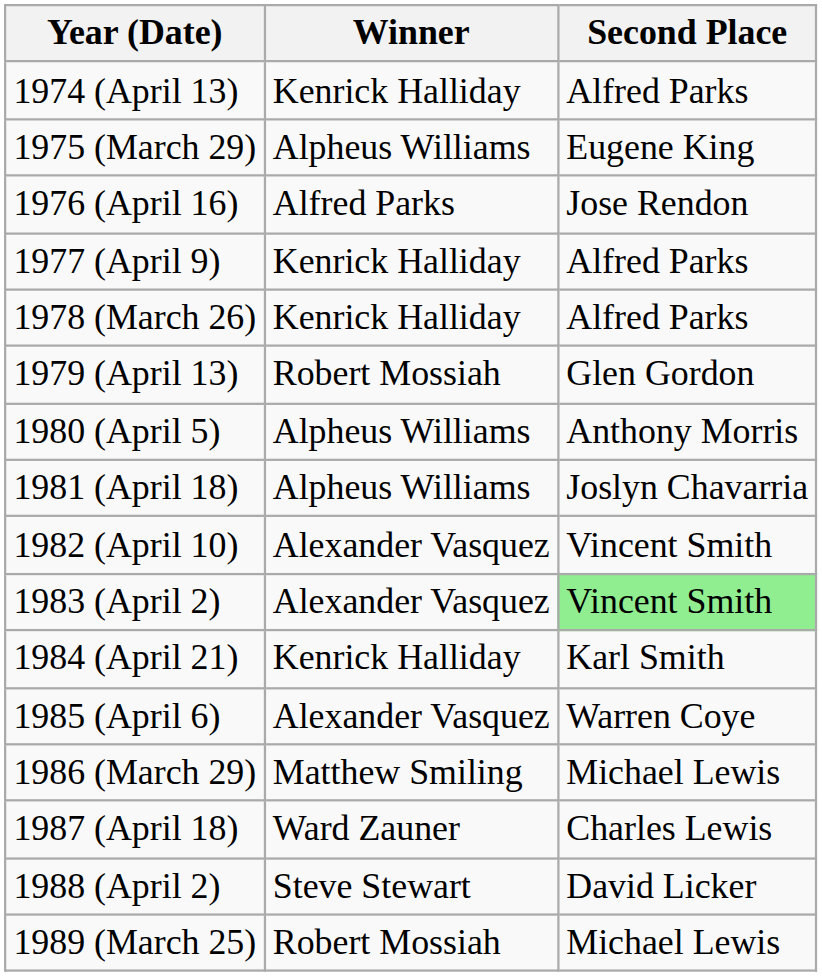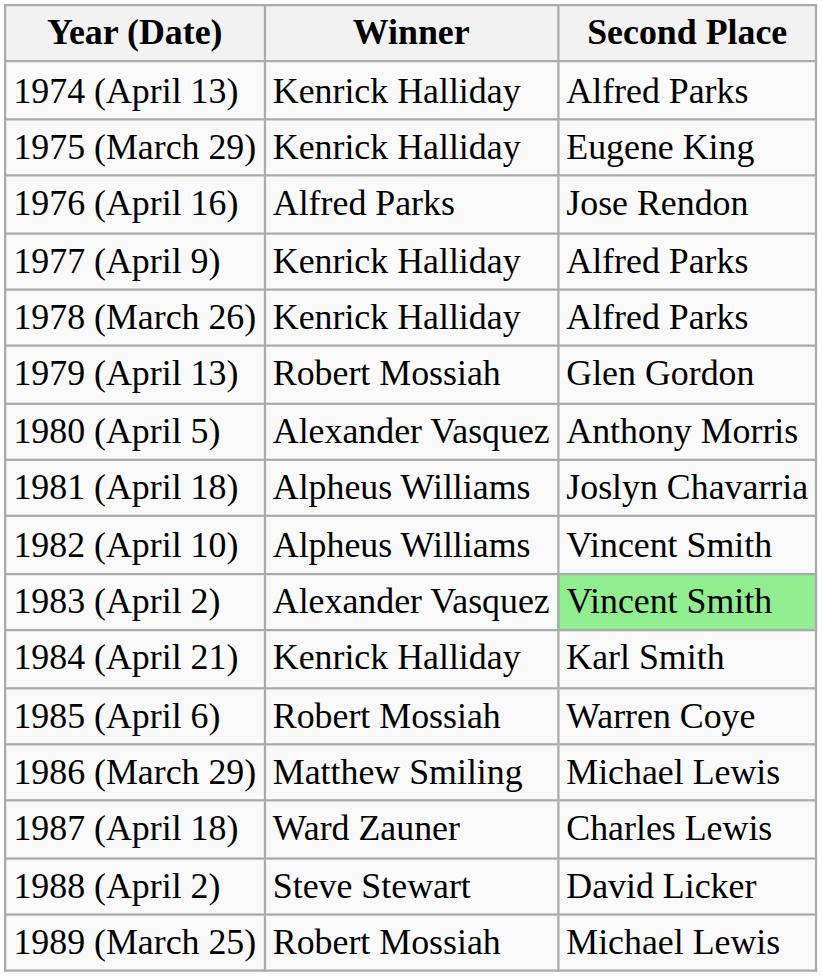(402, 146) Alpheus Williams -> (397, 146) Kenrick Halliday
(402, 430) Alpheus Williams -> (411, 430) Alexander Vasquez
(411, 544) Alexander Vasquez -> (402, 544) Alpheus Williams
(411, 714) Alexander Vasquez -> (387, 714) Robert Mossiah
